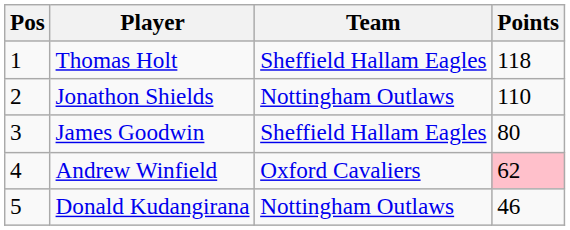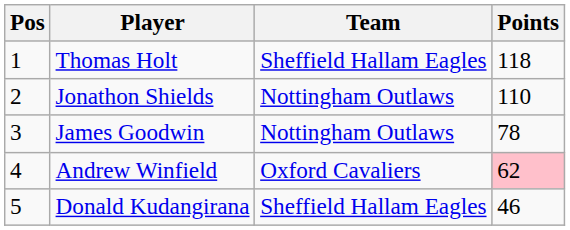(373, 133) Sheffield Hallam Eagles -> (357, 133) Nottingham Outlaws
(509, 133) 80 -> (509, 133) 78
(357, 206) Nottingham Outlaws -> (373, 206) Sheffield Hallam Eagles
